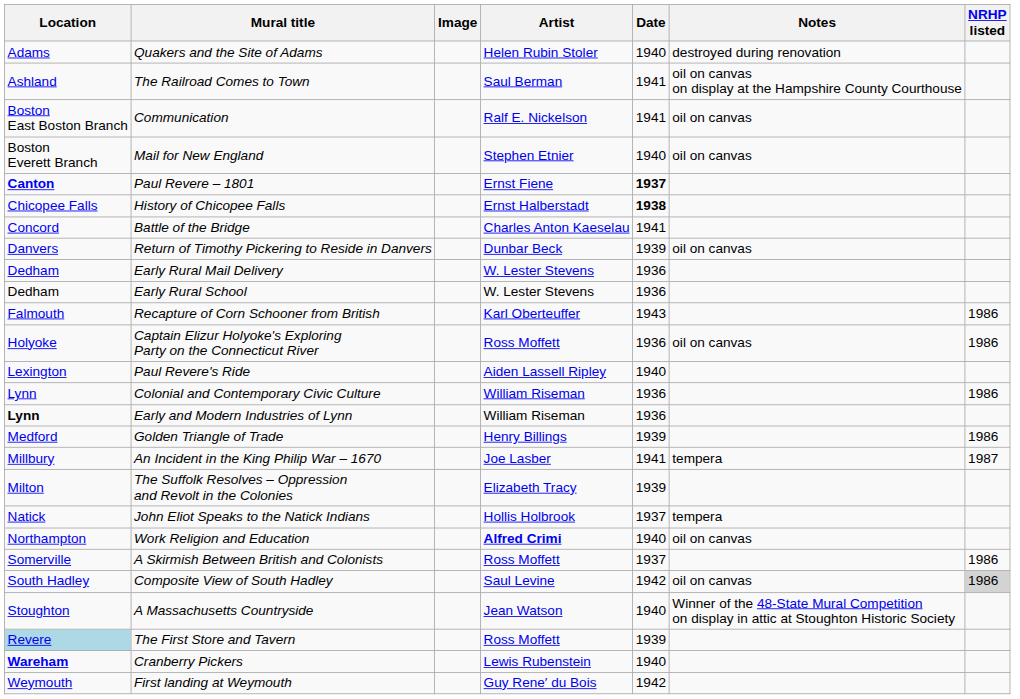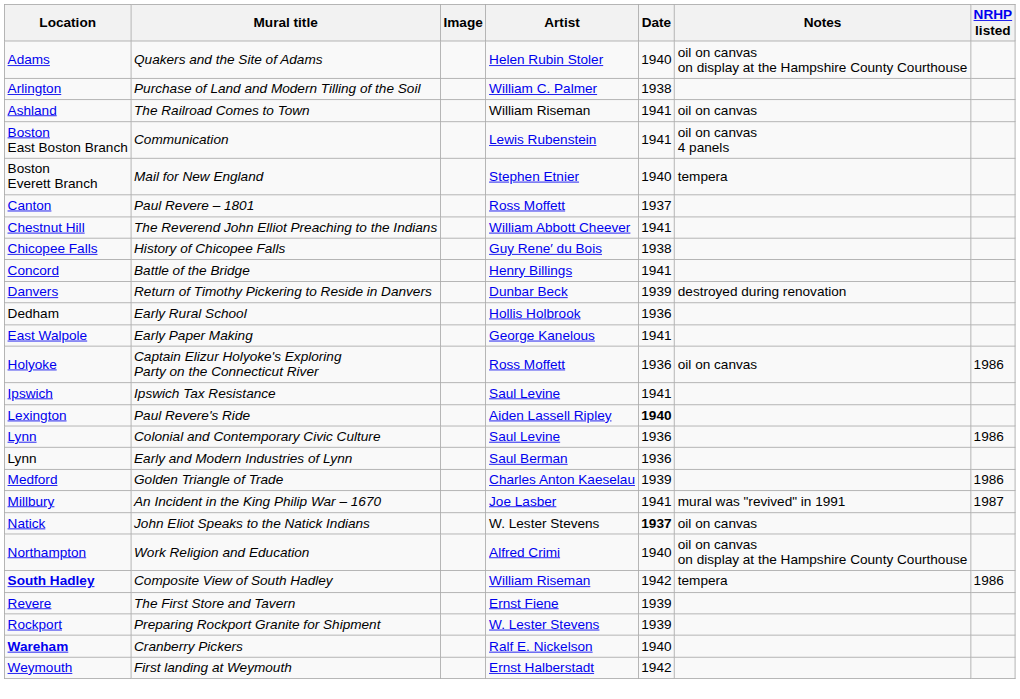(757, 52) destroyed during renovation -> (823, 59) oil on canvas on display at the Hampshire County Courthouse
+ row: (277, 89)
(523, 81) Saul Berman -> (540, 110) William Riseman
(817, 81) oil on canvas on display at the Hampshire County Courthouse -> (717, 110) oil on canvas
(535, 118) Ralf E. Nickelson -> (543, 139) Lewis Rubenstein
(712, 118) oil on canvas -> (717, 139) oil on canvas 4 panels
(712, 155) oil on canvas -> (703, 176) tempera
(31, 184) bold -> (29, 205) normal
(518, 184) Ernst Fiene -> (527, 205) Ross Moffett
(651, 184) bold -> (656, 205) normal
+ row: (286, 227)
(536, 205) Ernst Halberstadt -> (546, 249) Guy Rene′ du Bois
(651, 205) bold -> (656, 249) normal
(557, 227) Charles Anton Kaeselau -> (531, 270) Henry Billings
(712, 249) oil on canvas -> (762, 292) destroyed during renovation
- row: (208, 270)
(539, 292) W. Lester Stevens -> (535, 313) Hollis Holbrook
+ row: (193, 335)
- row: (257, 313)
+ row: (205, 393)
(651, 372) normal -> (656, 415) bold
(534, 393) William Riseman -> (525, 436) Saul Levine
(24, 415) bold -> (22, 458) normal
(534, 415) William Riseman -> (528, 458) Saul Berman
(525, 436) Henry Billings -> (562, 480) Charles Anton Kaeselau
(697, 458) tempera -> (762, 501) mural was "revived" in 1991
- row: (241, 487)
(529, 516) Hollis Holbrook -> (544, 523) W. Lester Stevens
(651, 516) normal -> (656, 523) bold
(697, 516) tempera -> (717, 523) oil on canvas
(523, 538) bold -> (525, 552) normal
(712, 538) oil on canvas -> (823, 552) oil on canvas on display at the Hampshire County Courthouse
- row: (259, 560)
(48, 581) normal -> (51, 581) bold
(519, 581) Saul Levine -> (540, 581) William Riseman
(712, 581) oil on canvas -> (703, 581) tempera
(983, 581) lightgrey background -> (989, 581) no background
- row: (224, 610)
(29, 640) lightblue background -> (29, 603) no background
(522, 640) Ross Moffett -> (524, 603) Ernst Fiene
+ row: (257, 624)
(537, 661) Lewis Rubenstein -> (541, 646) Ralf E. Nickelson
(540, 683) Guy Rene′ du Bois -> (542, 667) Ernst Halberstadt
